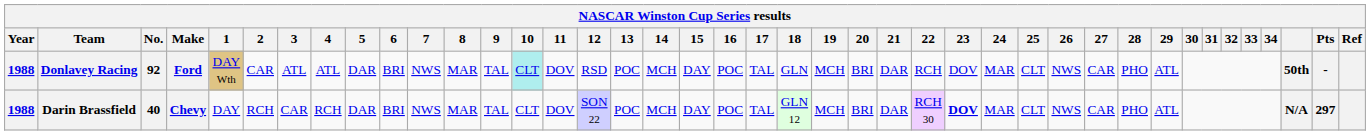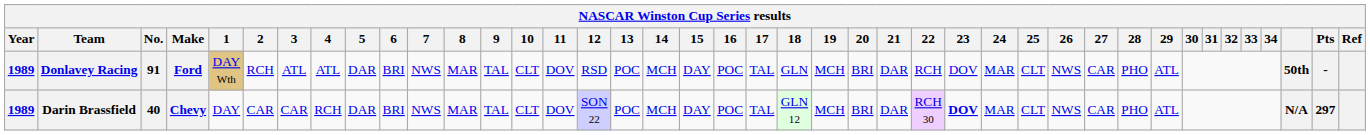(21, 70) 1988 -> (21, 70) 1989
(154, 70) 92 -> (154, 70) 91
(260, 70) CAR -> (260, 70) RCH
(527, 70) paleturquoise background -> (527, 70) no background
(21, 110) 1988 -> (21, 110) 1989
(260, 110) RCH -> (260, 110) CAR
